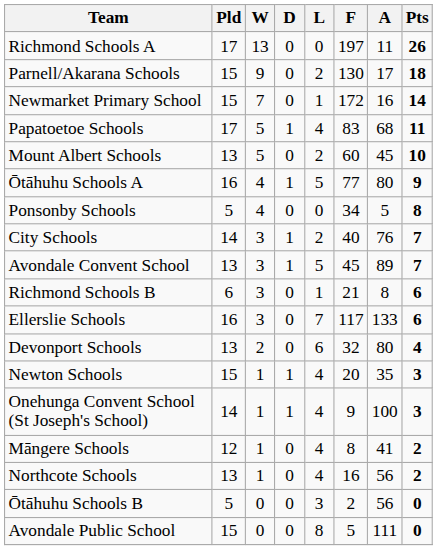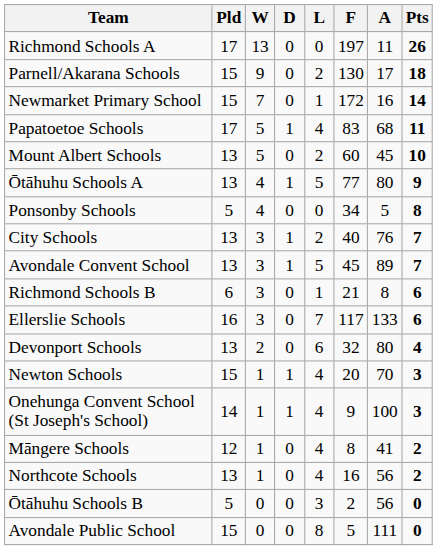(229, 182) 16 -> (229, 182) 13
(229, 237) 14 -> (229, 237) 13
(385, 374) 35 -> (385, 374) 70
